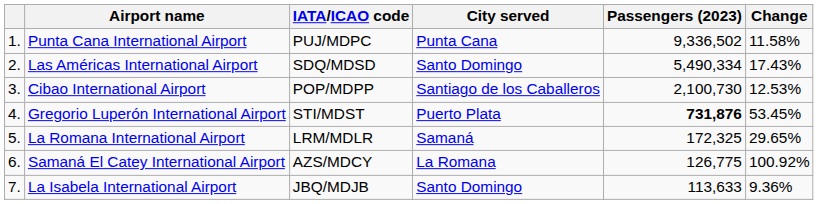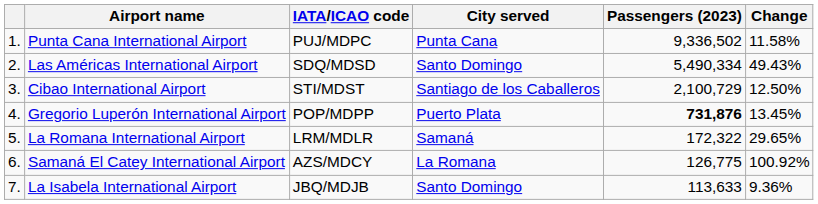(775, 65) 17.43% -> (775, 65) 49.43%
(333, 89) POP/MDPP -> (329, 89) STI/MDST
(708, 89) 2,100,730 -> (708, 89) 2,100,729
(775, 89) 12.53% -> (775, 89) 12.50%
(329, 114) STI/MDST -> (333, 114) POP/MDPP
(775, 114) 53.45% -> (775, 114) 13.45%
(714, 138) 172,325 -> (714, 138) 172,322
